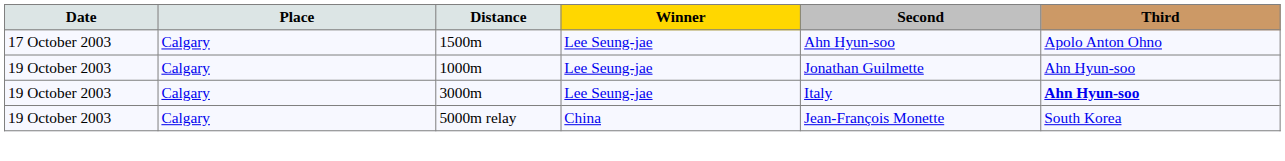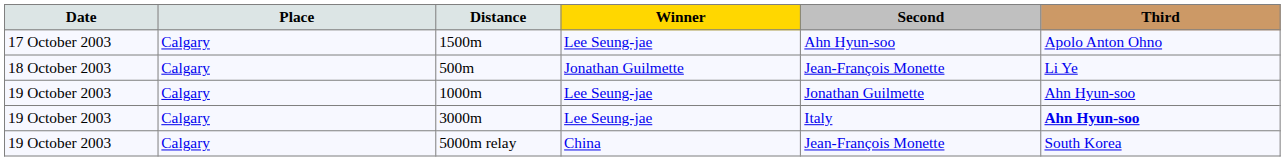+ row: (457, 67)
